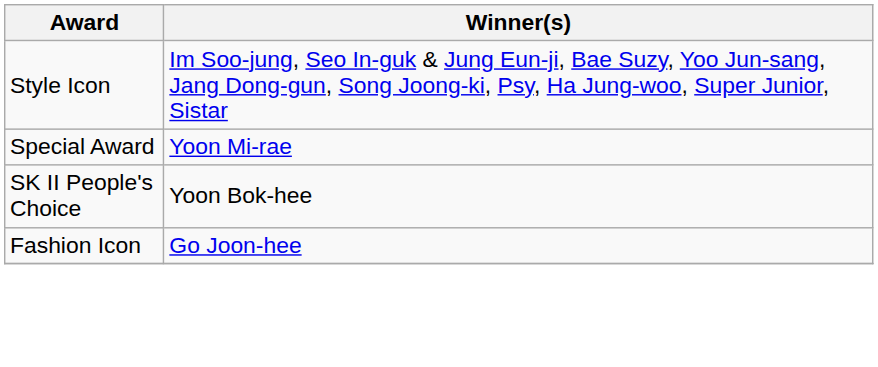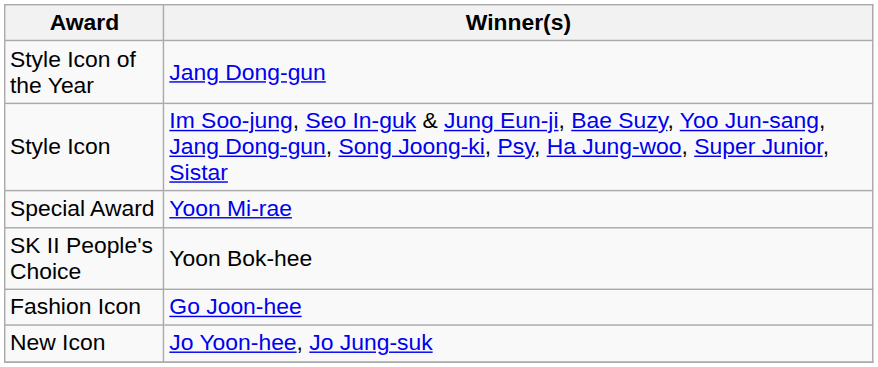+ row: (73, 71)
+ row: (58, 343)
